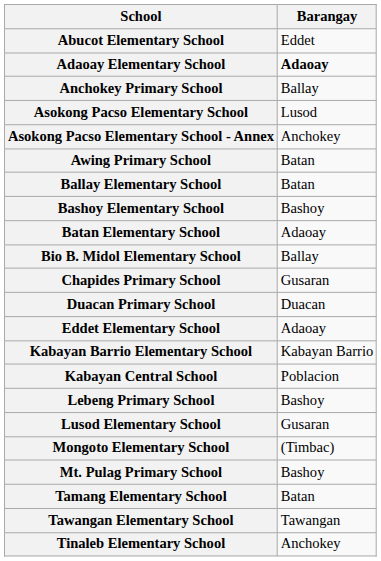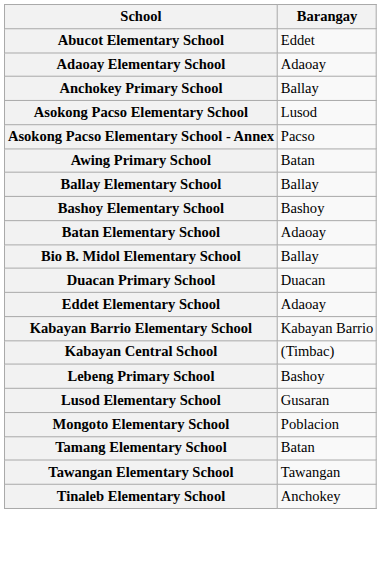(305, 64) bold -> (303, 64) normal
(311, 136) Anchokey -> (298, 136) Pacso
(298, 184) Batan -> (300, 184) Ballay
- row: (141, 280)
(310, 376) Poblacion -> (308, 352) (Timbac)
(308, 448) (Timbac) -> (310, 424) Poblacion
- row: (141, 472)
